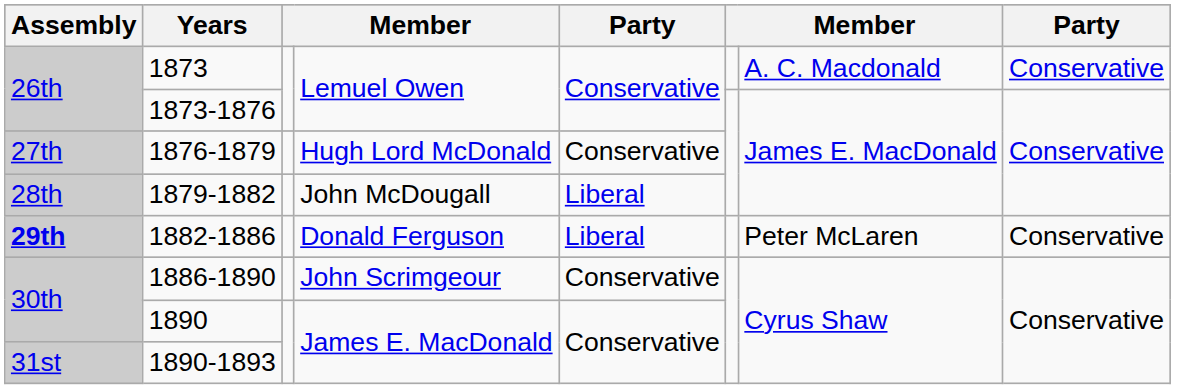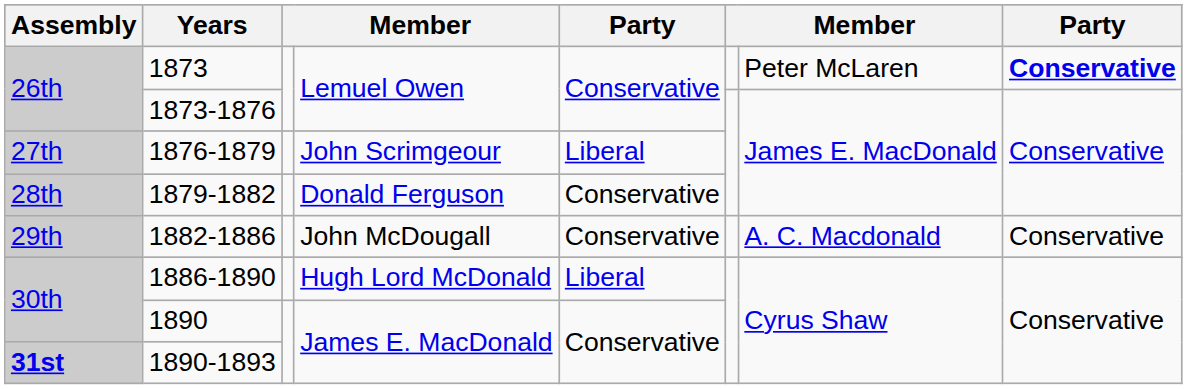(843, 67) A. C. Macdonald -> (831, 67) Peter McLaren
(1087, 67) normal -> (1092, 67) bold
(426, 151) Hugh Lord McDonald -> (401, 151) John Scrimgeour
(642, 151) Conservative -> (605, 151) Liberal
(395, 194) John McDougall -> (402, 194) Donald Ferguson
(605, 194) Liberal -> (642, 194) Conservative
(38, 236) bold -> (37, 236) normal
(402, 236) Donald Ferguson -> (395, 236) John McDougall
(605, 236) Liberal -> (642, 236) Conservative
(831, 236) Peter McLaren -> (843, 236) A. C. Macdonald
(401, 278) John Scrimgeour -> (426, 278) Hugh Lord McDonald
(642, 278) Conservative -> (605, 278) Liberal
(36, 362) normal -> (38, 362) bold
